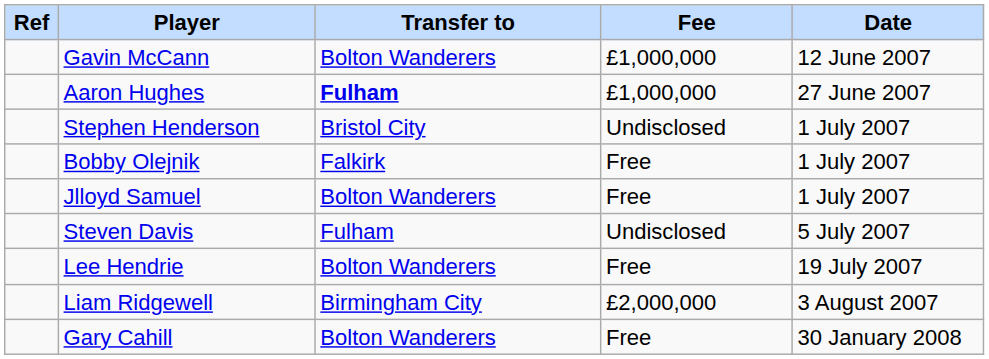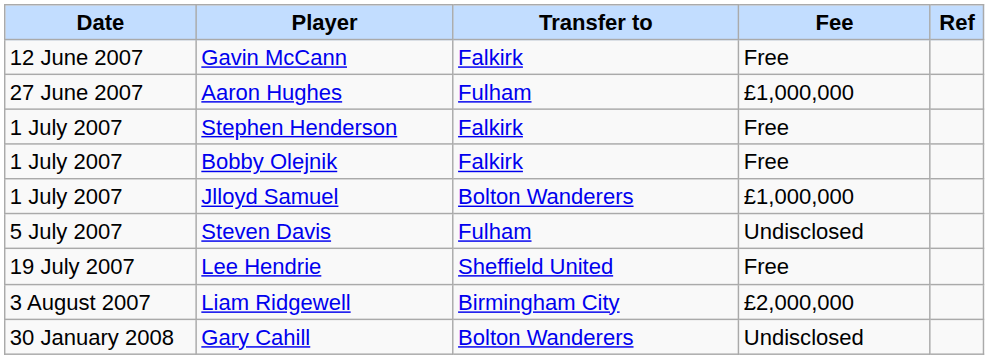columns swapped: (888, 22) <-> (32, 22)
(408, 57) Bolton Wanderers -> (490, 57) Falkirk
(661, 57) £1,000,000 -> (766, 57) Free
(359, 92) bold -> (495, 92) normal
(373, 127) Bristol City -> (490, 127) Falkirk
(666, 127) Undisclosed -> (766, 127) Free
(629, 197) Free -> (799, 197) £1,000,000
(408, 267) Bolton Wanderers -> (536, 267) Sheffield United
(629, 336) Free -> (804, 336) Undisclosed
